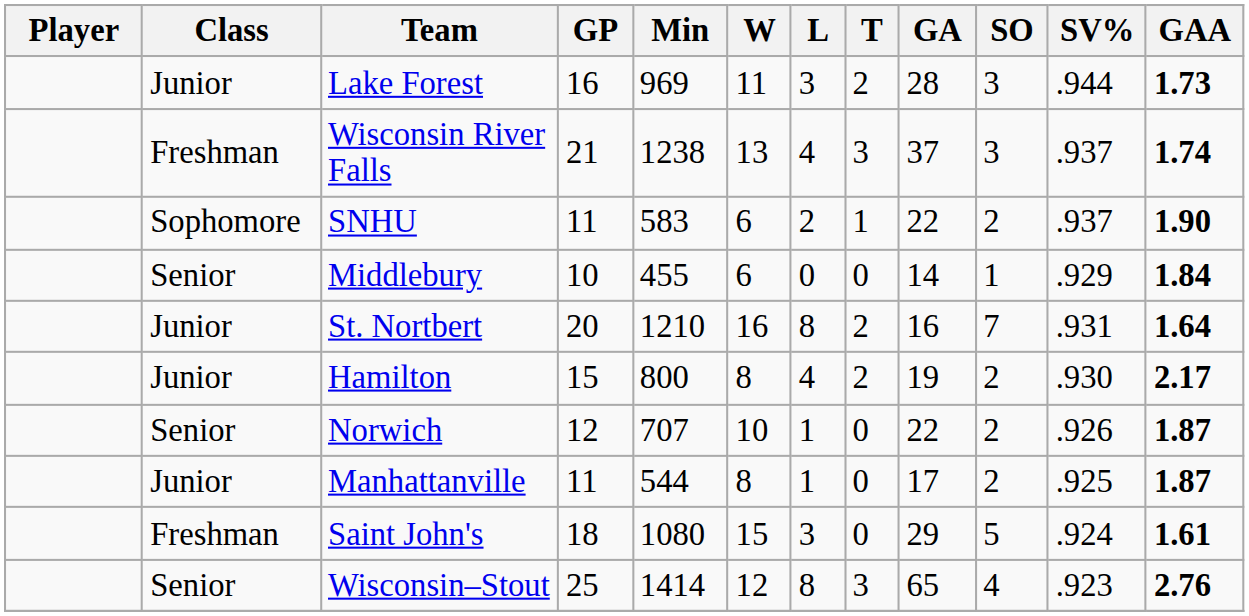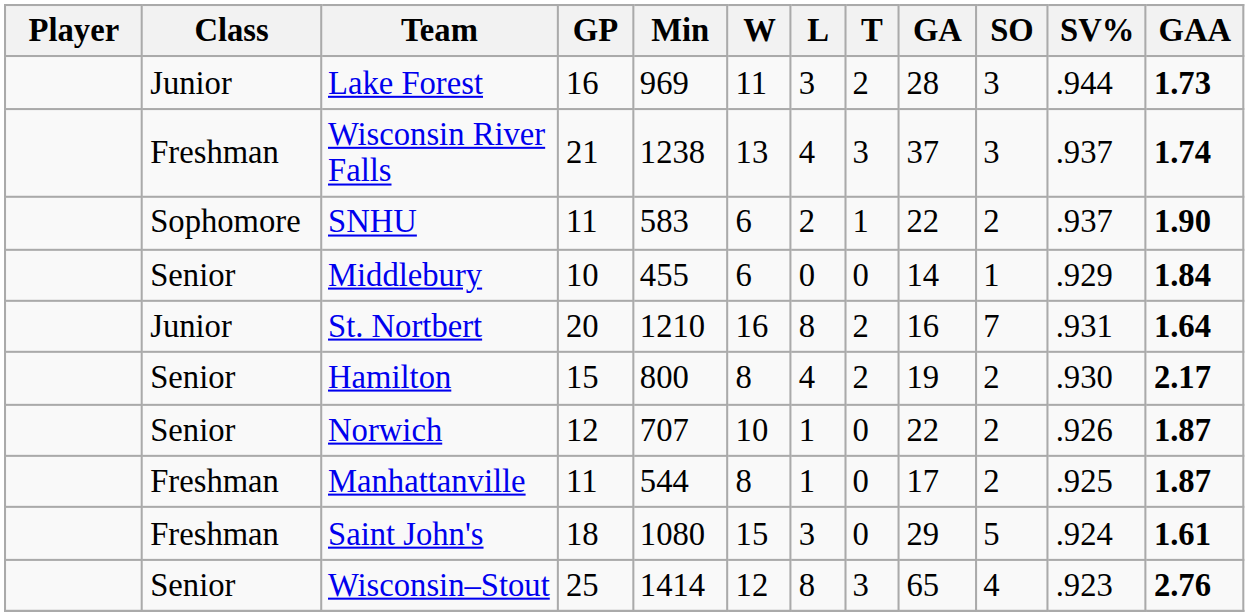(191, 377) Junior -> (193, 377) Senior
(191, 481) Junior -> (215, 481) Freshman
